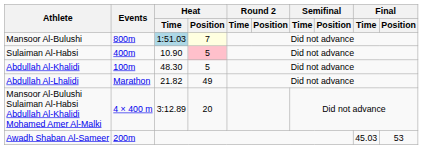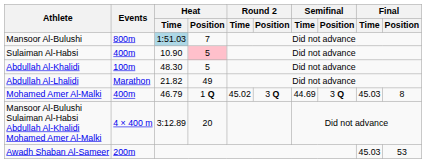(207, 39) lightyellow background -> (207, 39) no background
+ row: (54, 95)
